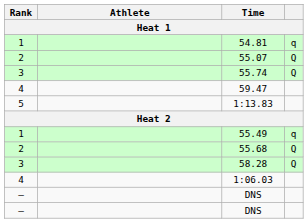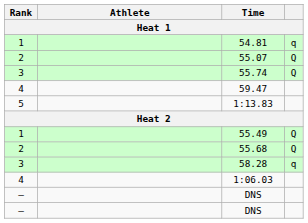(294, 134) q -> (294, 134) Q
(294, 165) Q -> (294, 165) q
